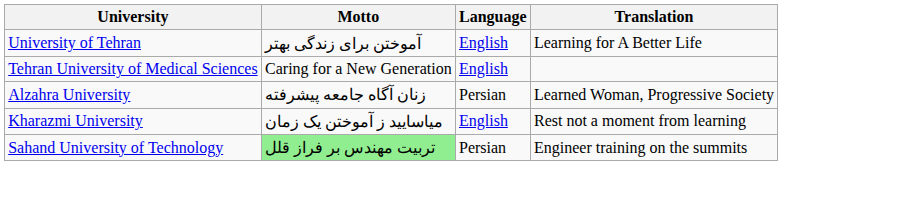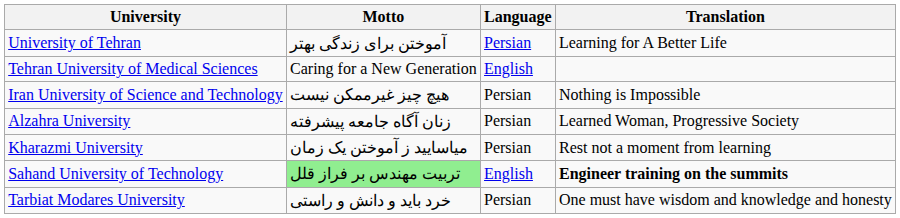(483, 43) English -> (508, 43) Persian
+ row: (145, 94)
(483, 121) English -> (508, 147) Persian
(483, 147) Persian -> (508, 173) English
(641, 147) normal -> (674, 173) bold
+ row: (96, 200)
